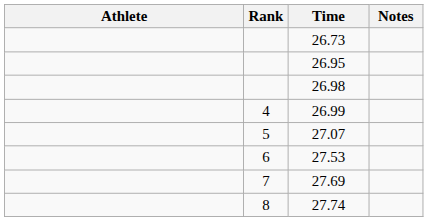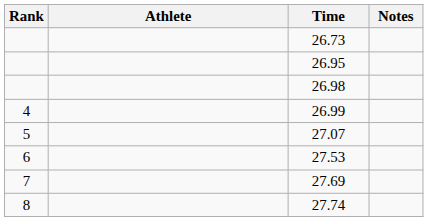columns swapped: (266, 16) <-> (124, 16)
